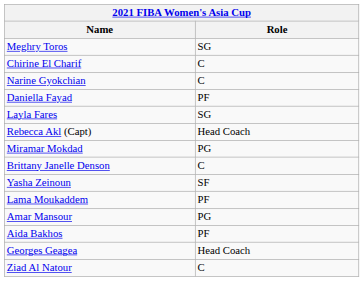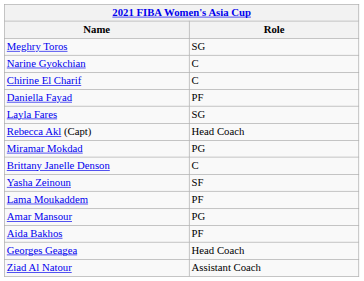rows swapped: (44, 64) <-> (46, 81)
(201, 268) C -> (226, 268) Assistant Coach
